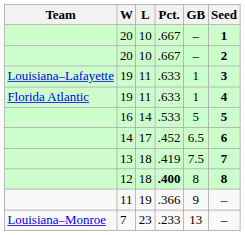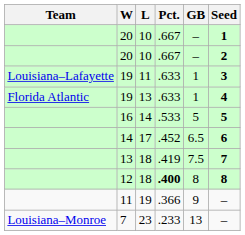(145, 96) 11 -> (145, 96) 13
